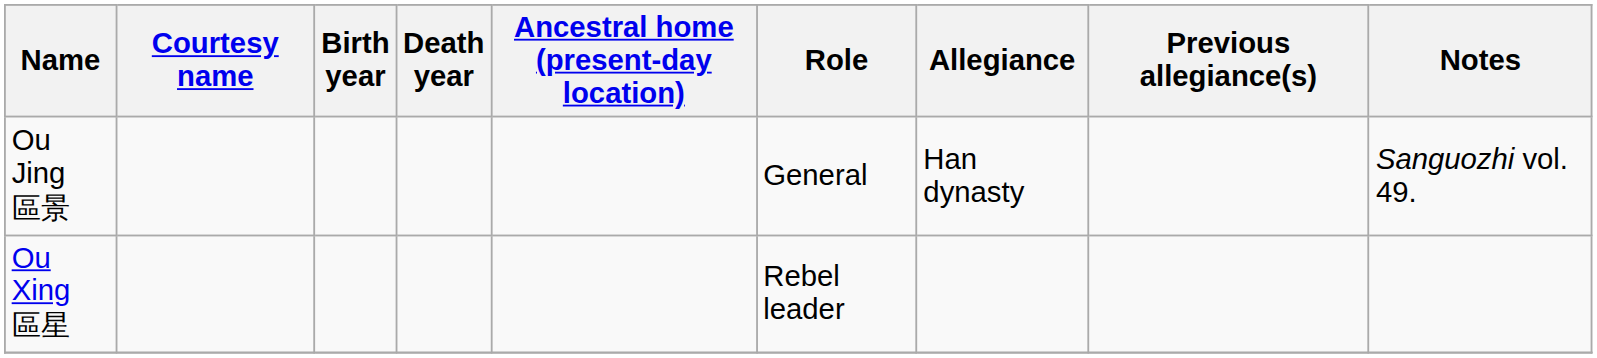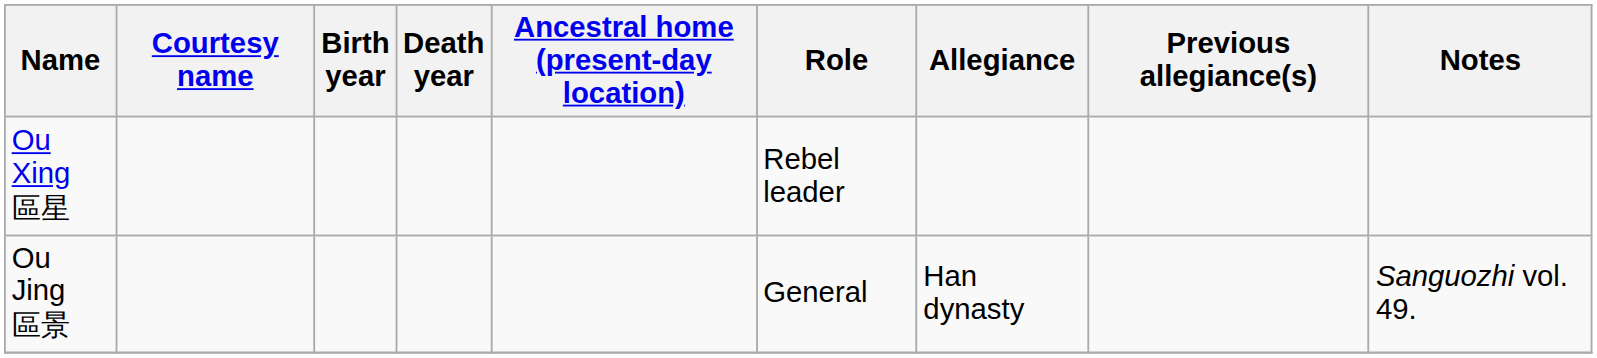rows swapped: (41, 173) <-> (41, 291)
